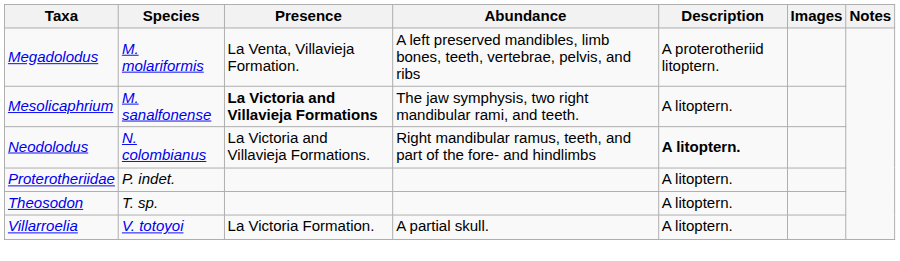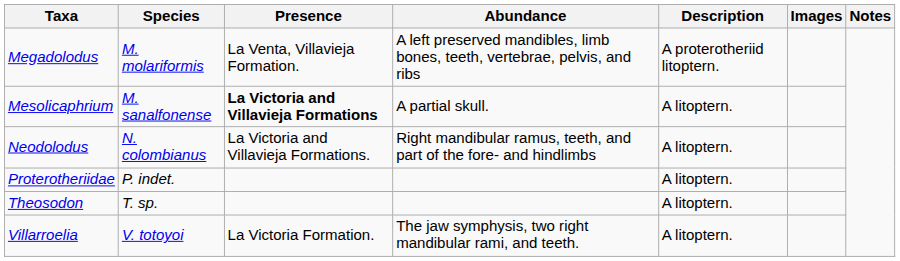(492, 106) The jaw symphysis, two right mandibular rami, and teeth. -> (443, 106) A partial skull.
(701, 147) bold -> (697, 147) normal
(443, 227) A partial skull. -> (492, 235) The jaw symphysis, two right mandibular rami, and teeth.
